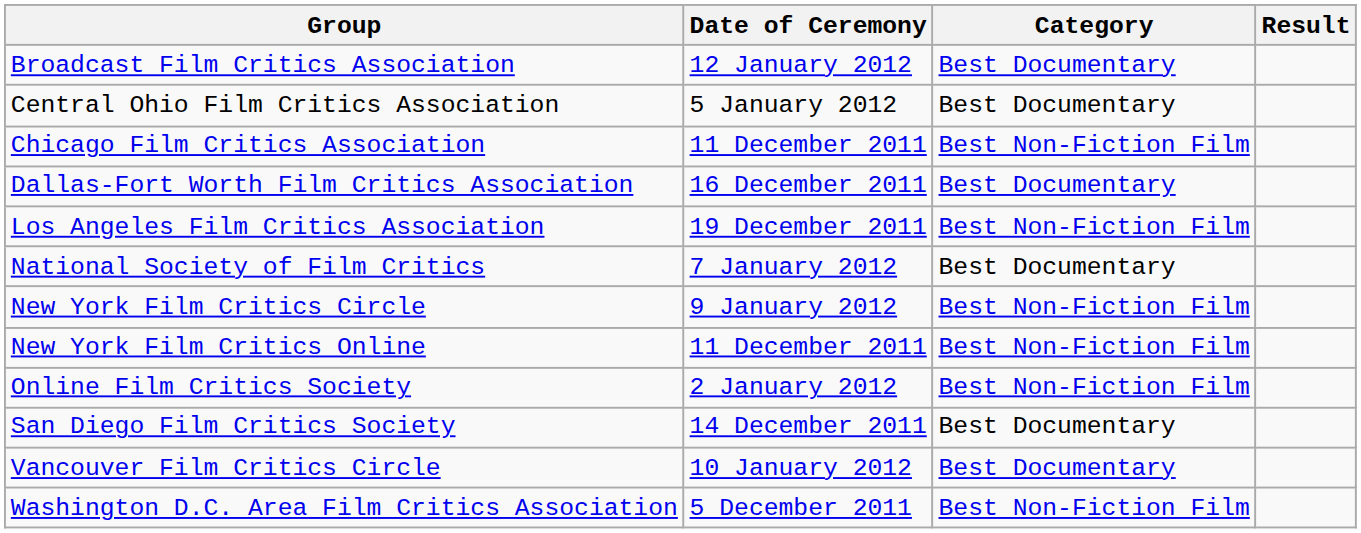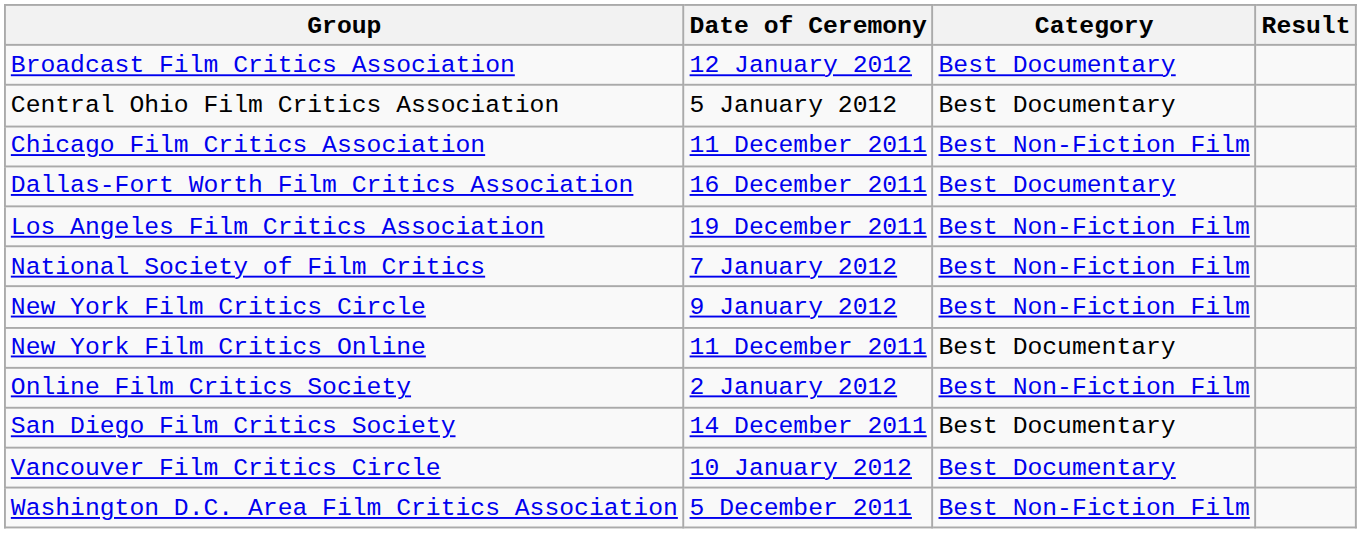(1057, 267) Best Documentary -> (1094, 267) Best Non-Fiction Film
(1094, 347) Best Non-Fiction Film -> (1057, 347) Best Documentary
